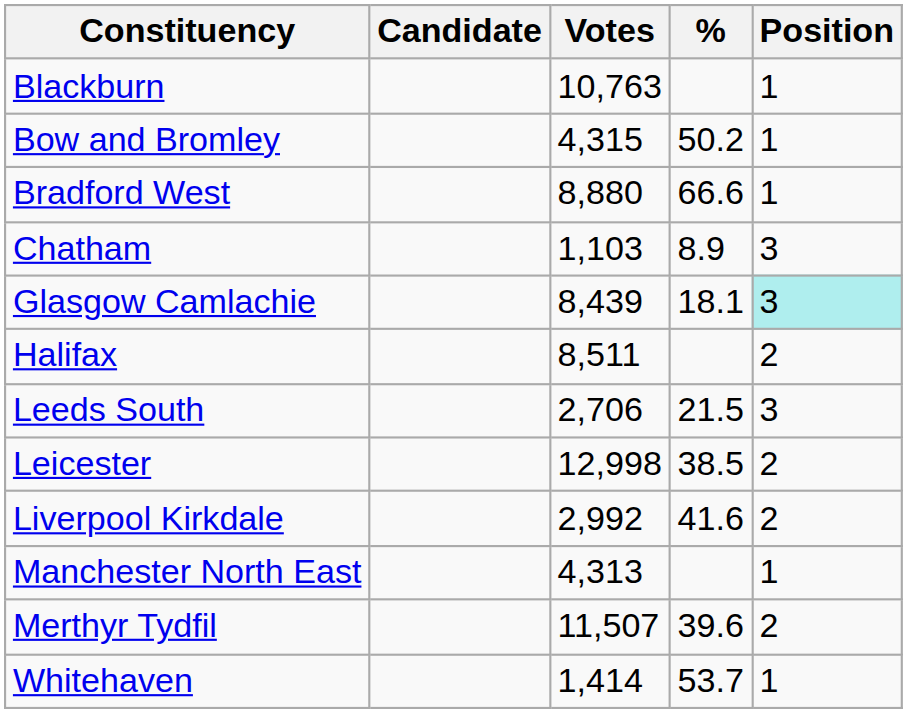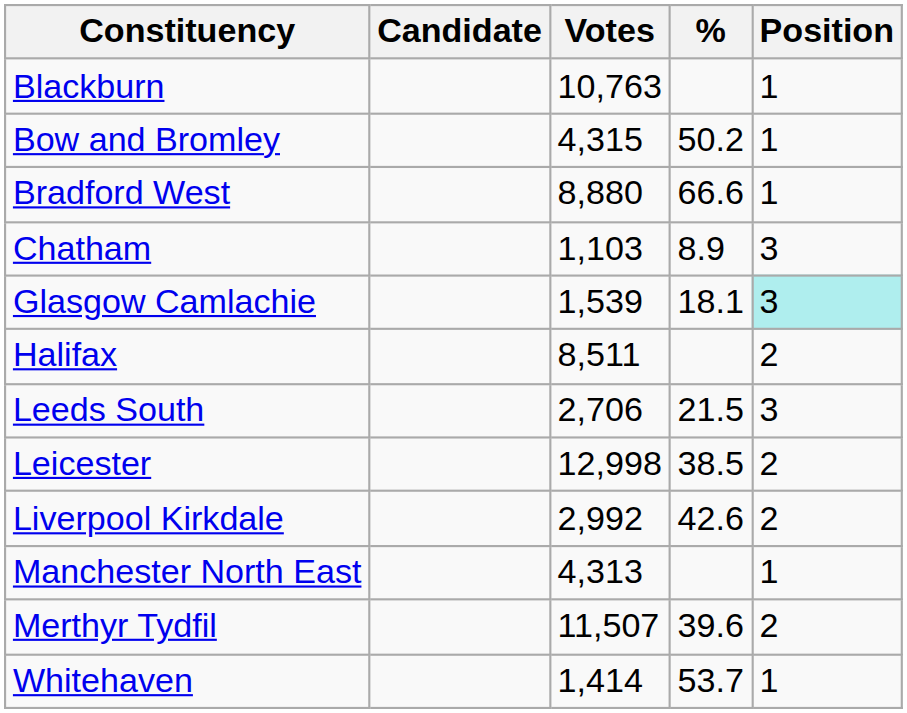(600, 301) 8,439 -> (600, 301) 1,539
(711, 517) 41.6 -> (711, 517) 42.6
